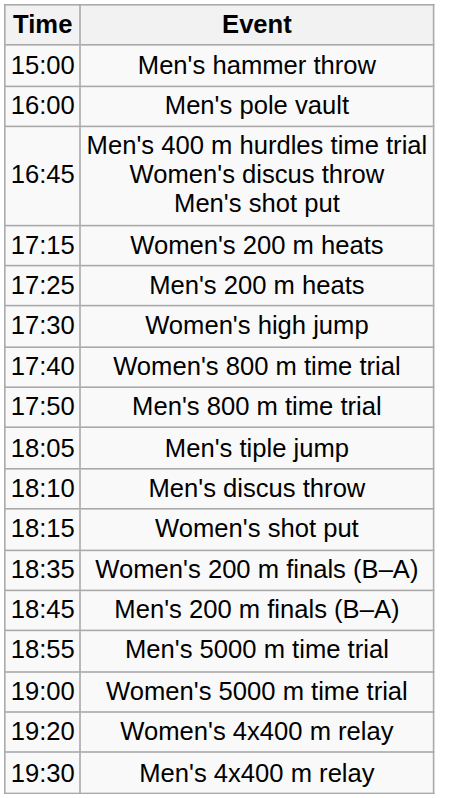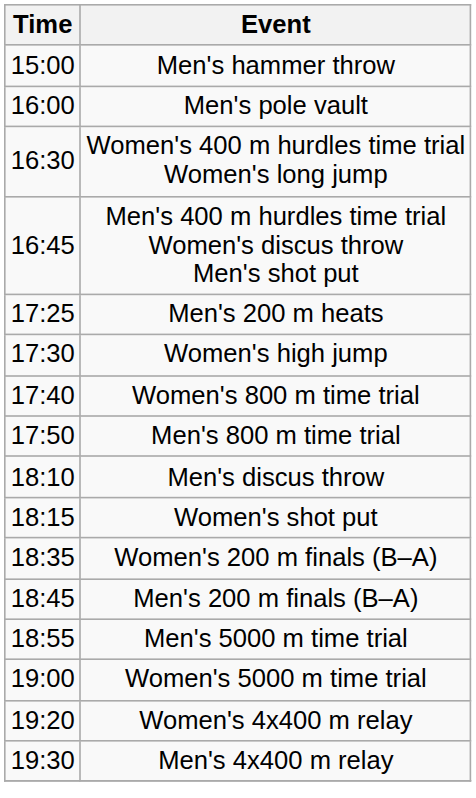+ row: (276, 160)
- row: (257, 244)
- row: (257, 447)
